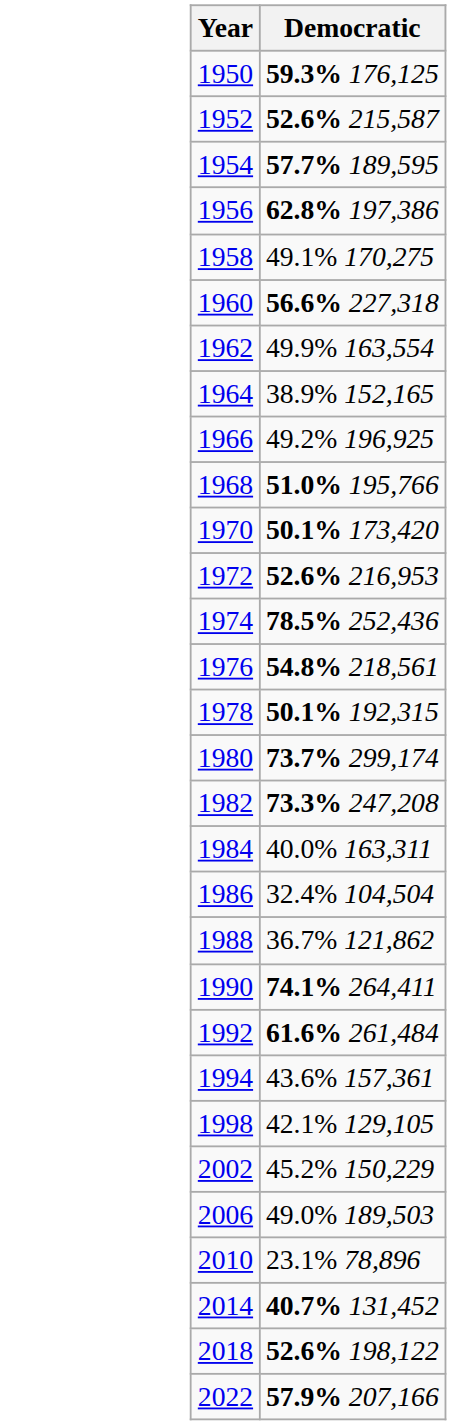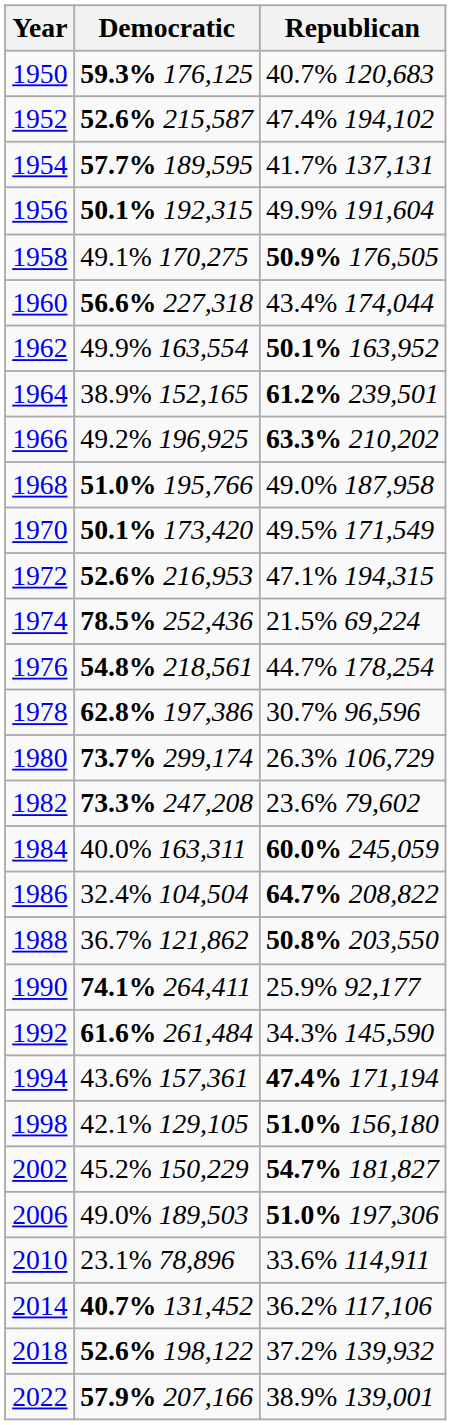+ column: (352, 27)
(352, 210) 62.8% 197,386 -> (167, 210) 50.1% 192,315
(352, 712) 50.1% 192,315 -> (167, 712) 62.8% 197,386
